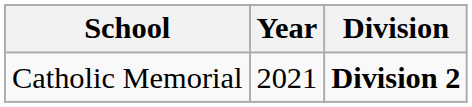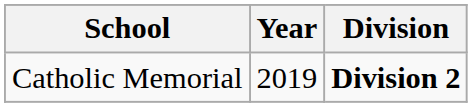(287, 76) 2021 -> (287, 76) 2019
